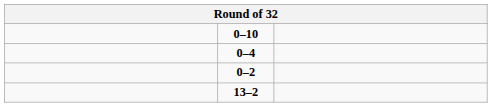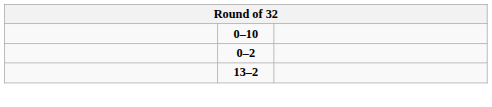- row: (246, 53)
